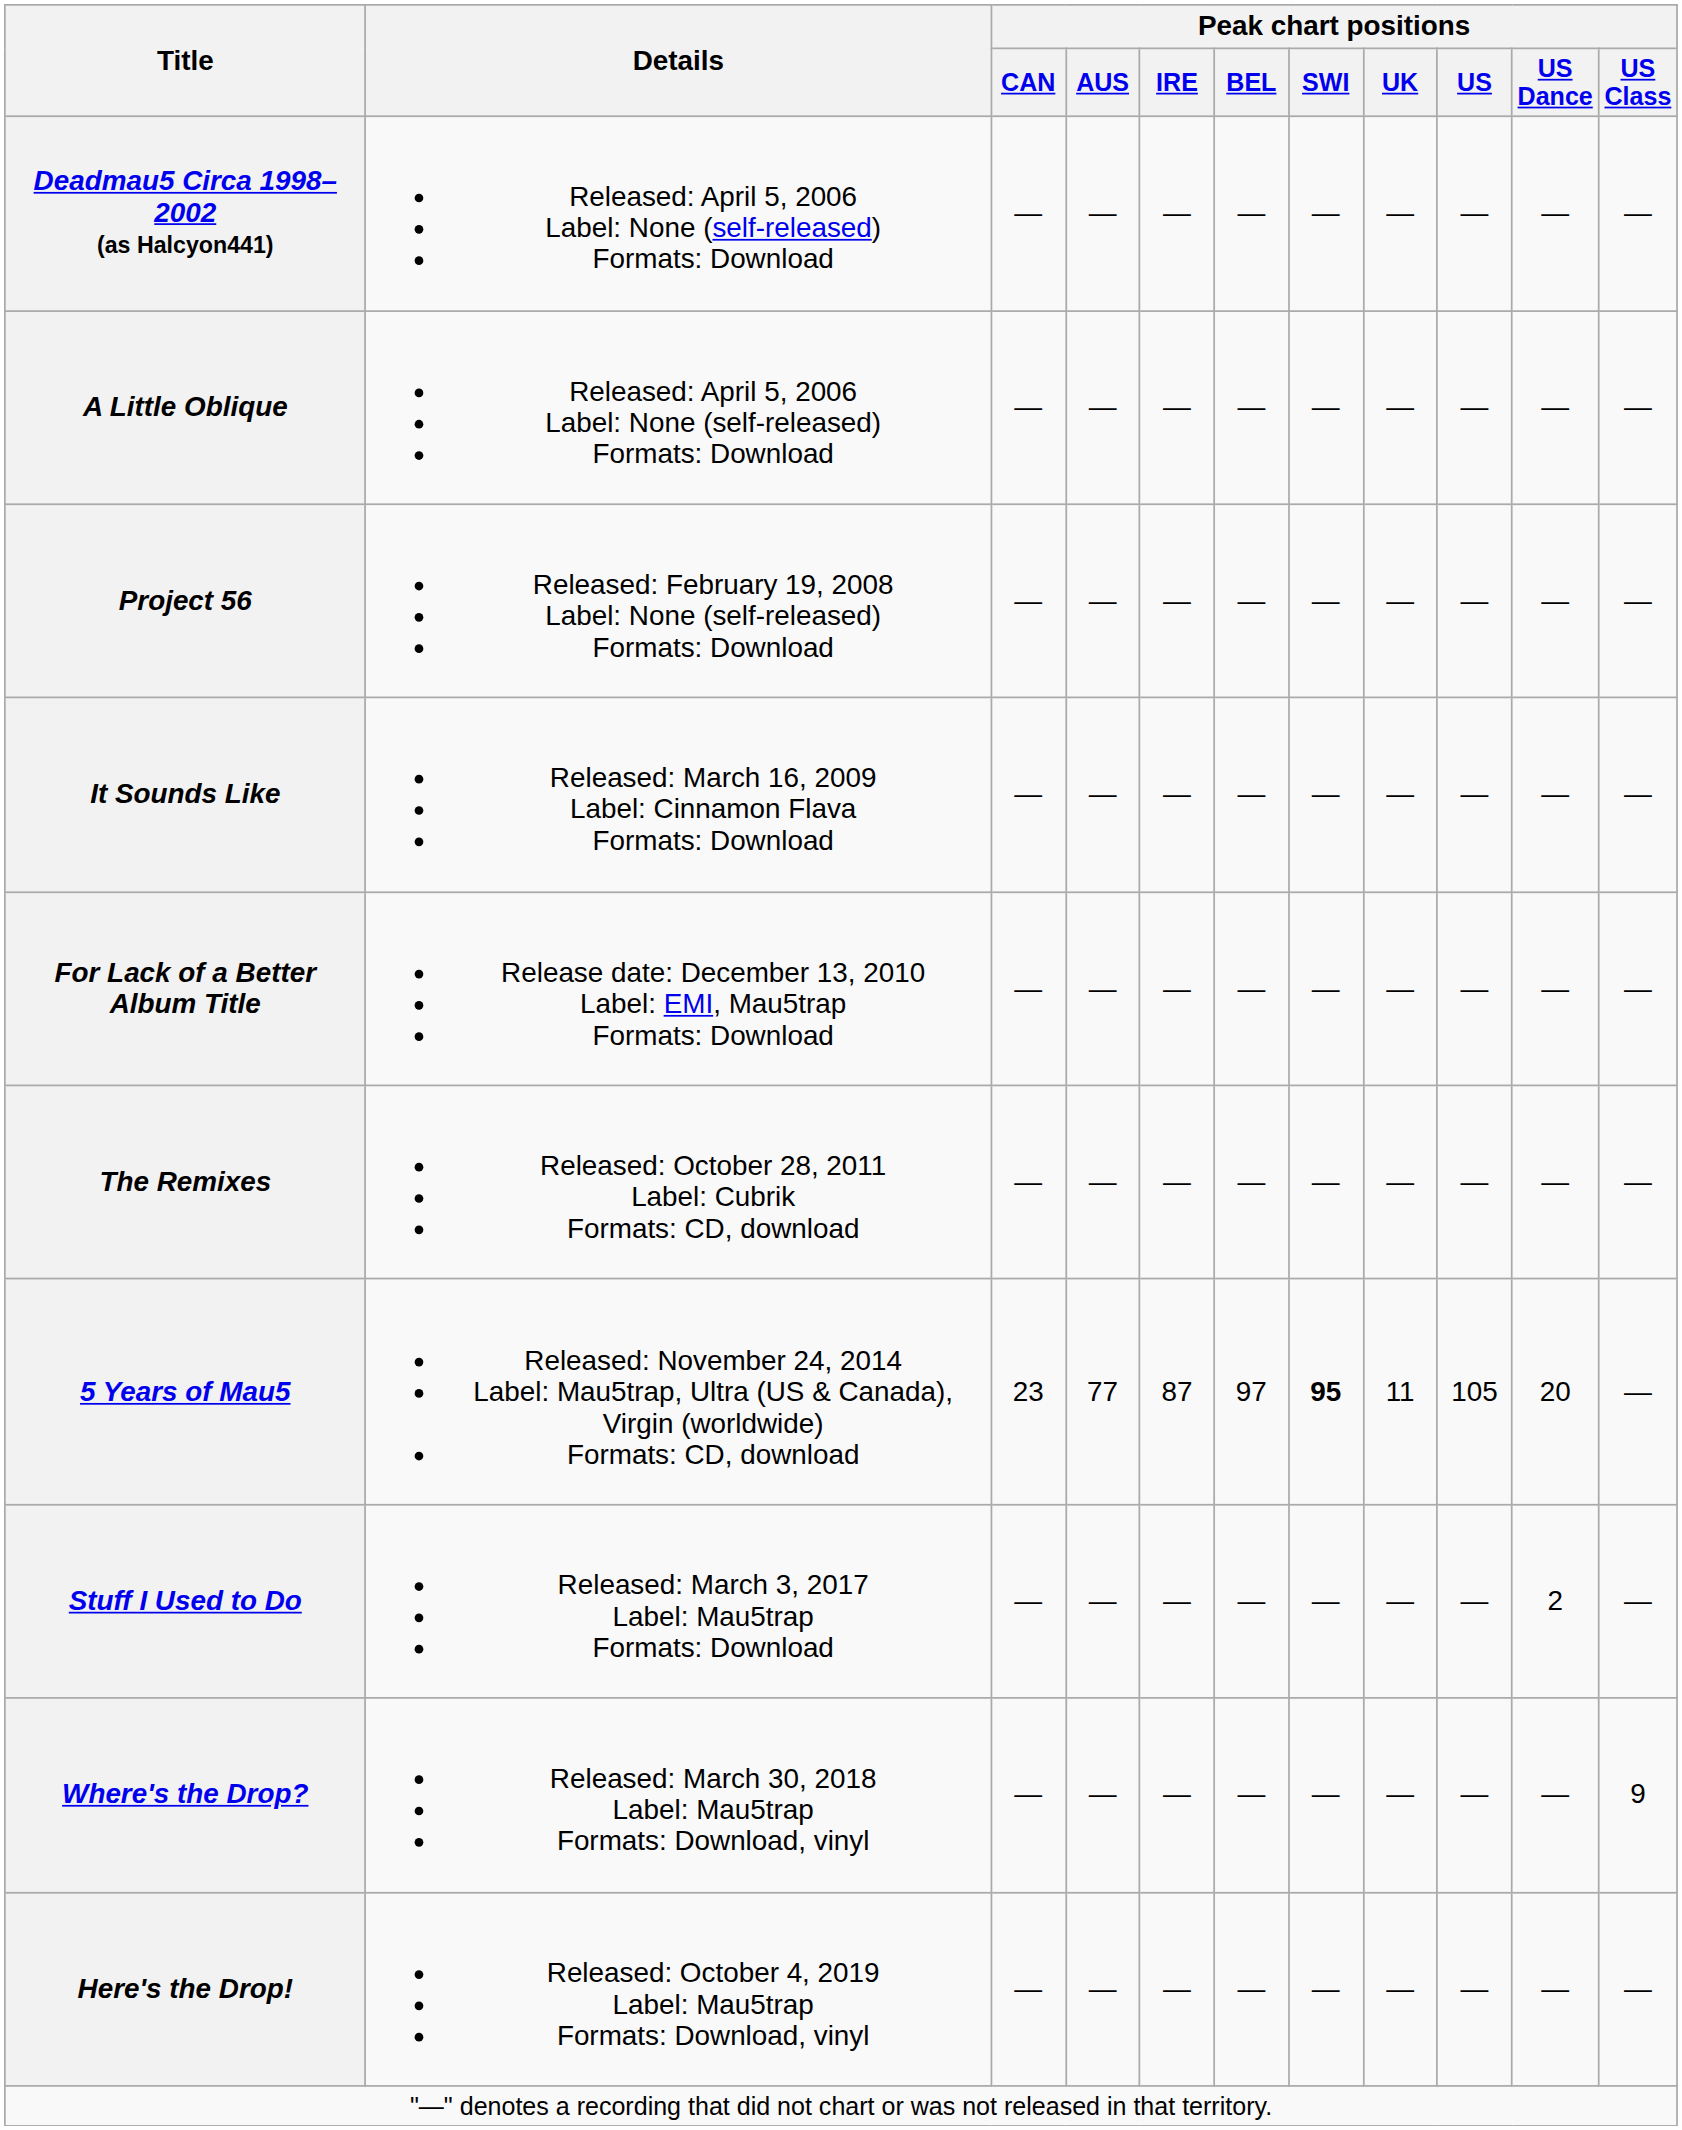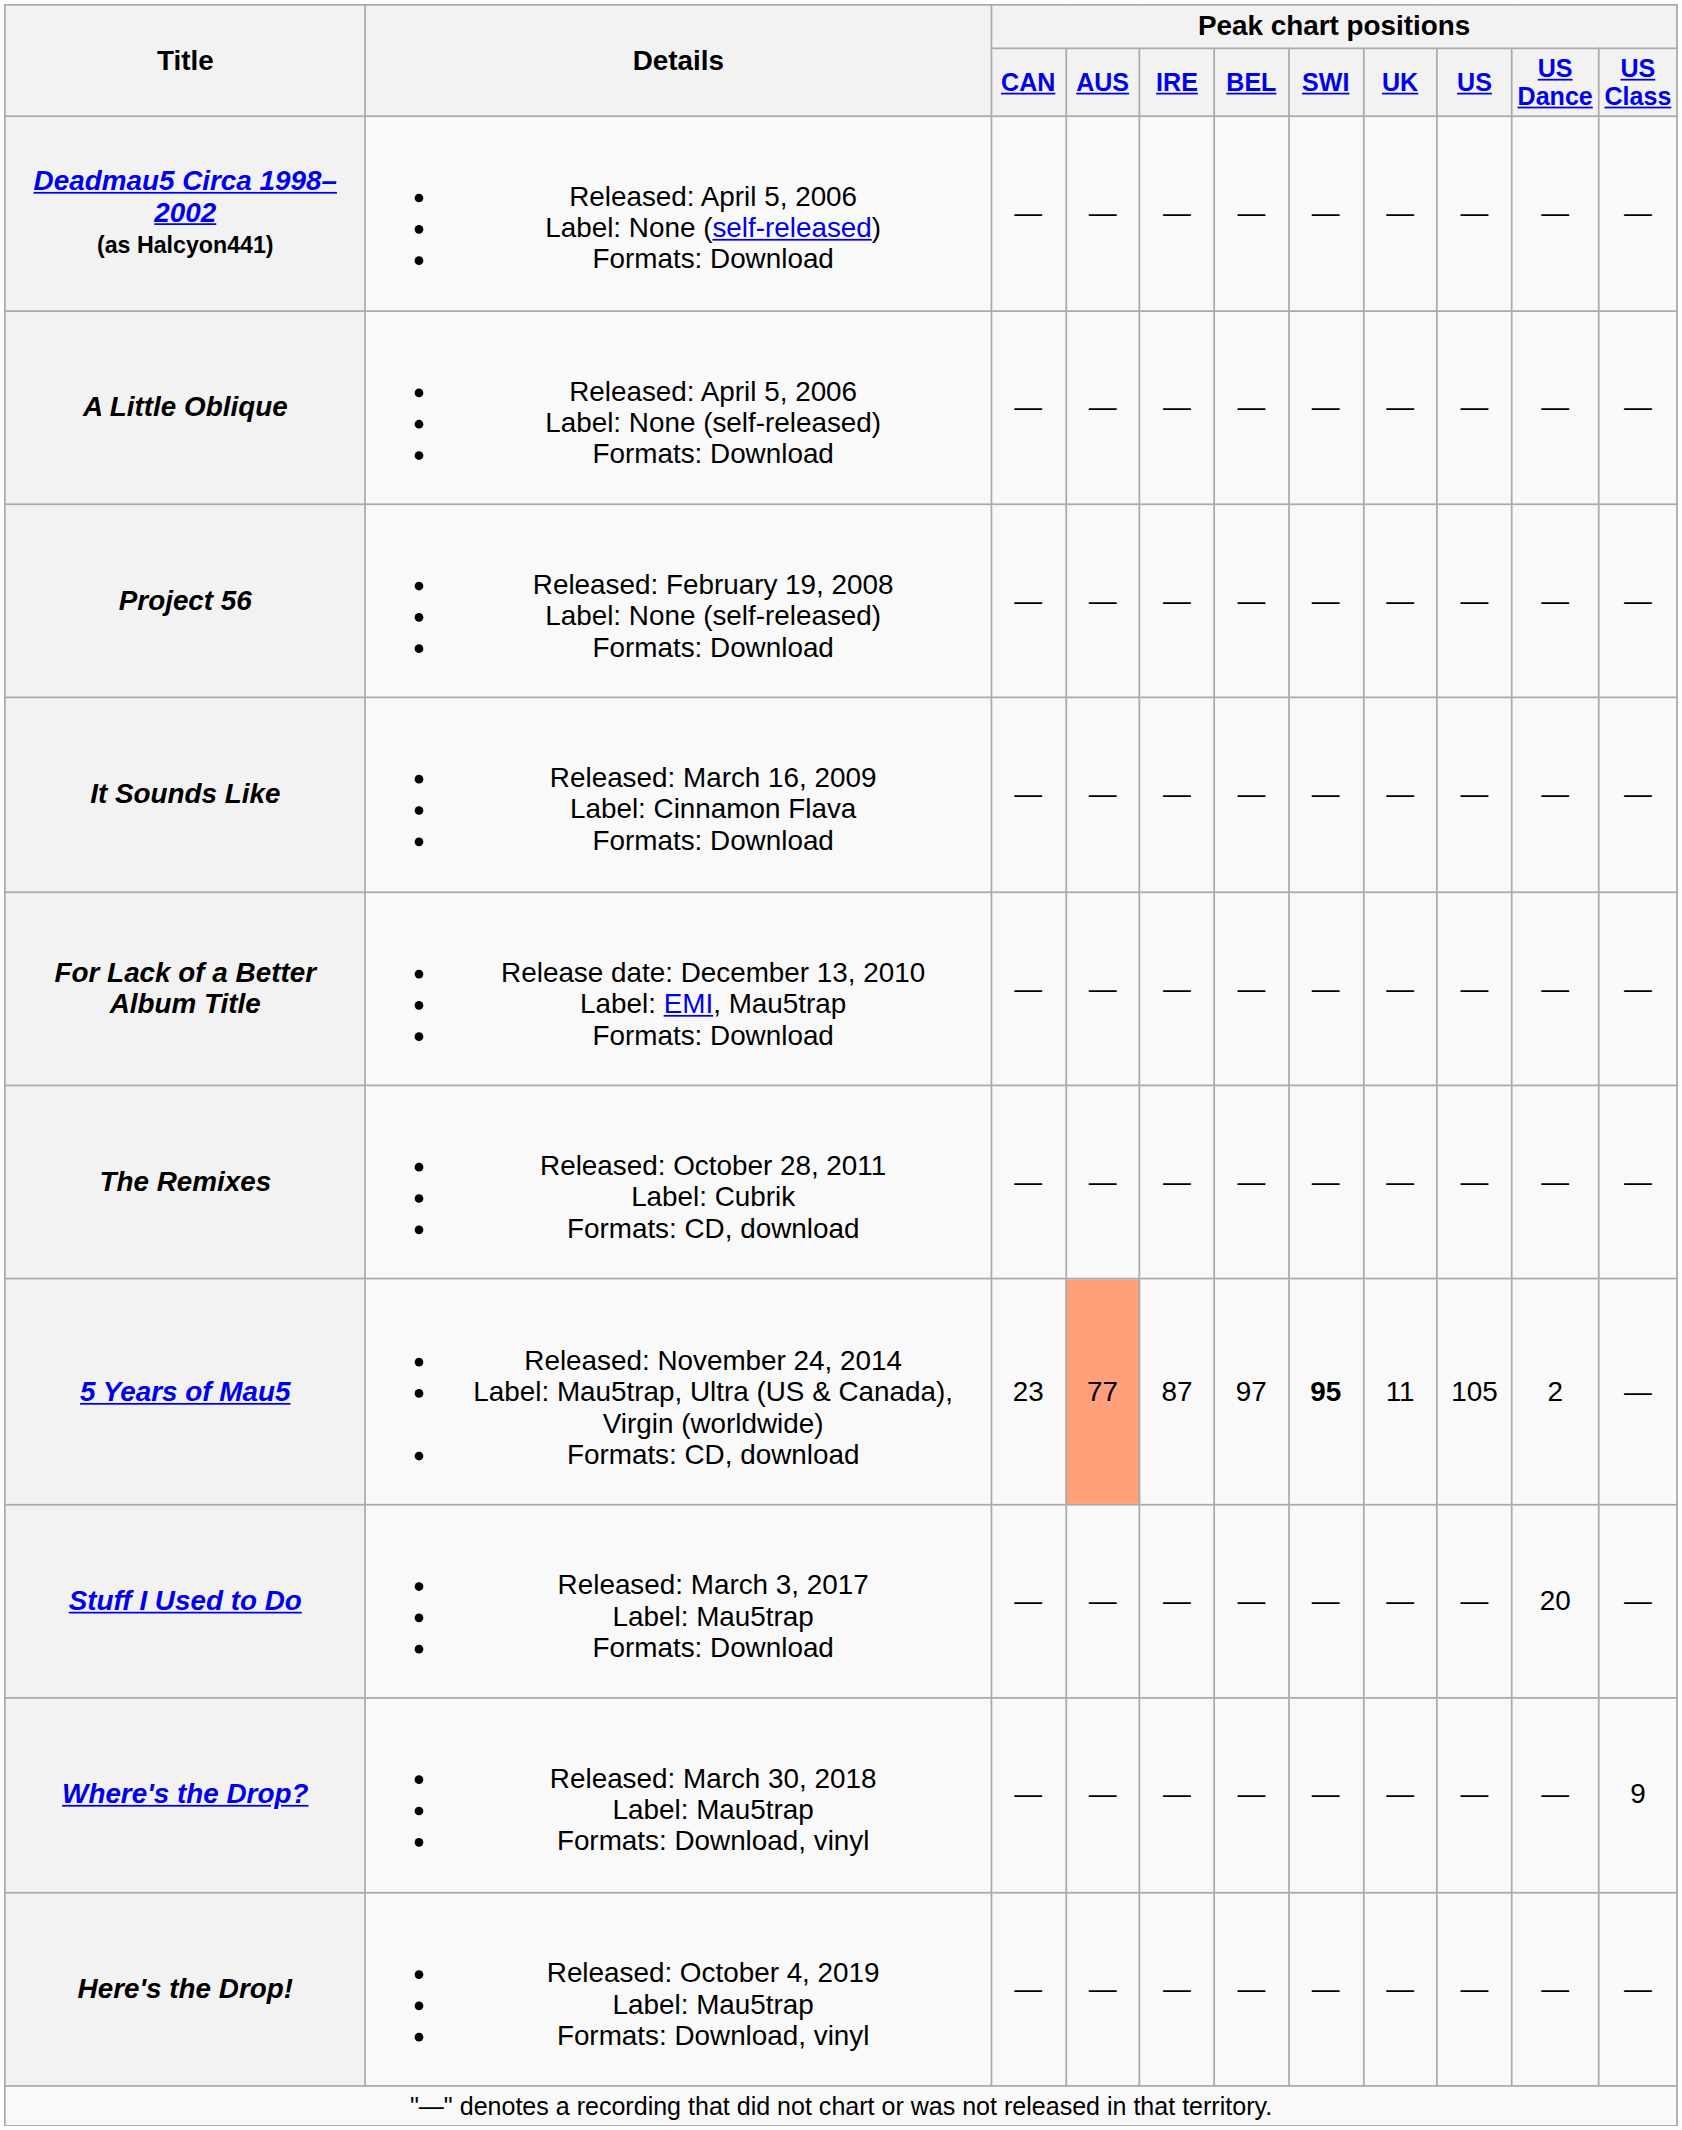(1103, 1391) no background -> (1103, 1391) lightsalmon background
(1555, 1391) 20 -> (1555, 1391) 2
(1555, 1600) 2 -> (1555, 1600) 20
